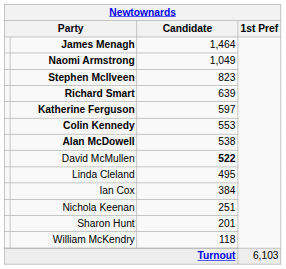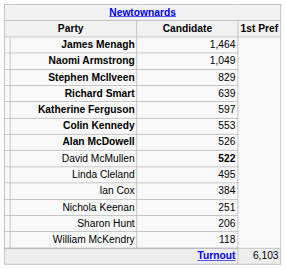(227, 77) 823 -> (227, 77) 829
(227, 142) 538 -> (227, 142) 526
(227, 223) 201 -> (227, 223) 206
